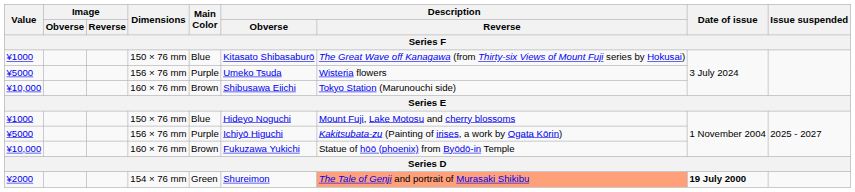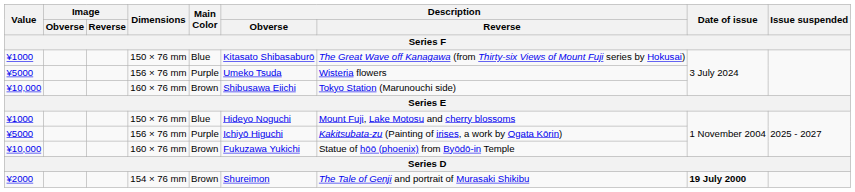(204, 179) Green -> (205, 179) Brown
(424, 179) lightsalmon background -> (424, 179) no background
